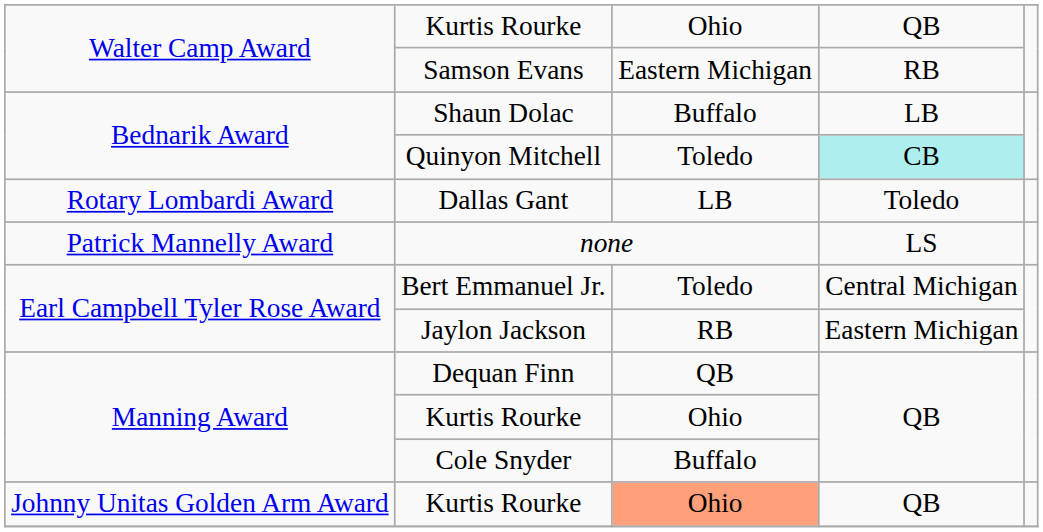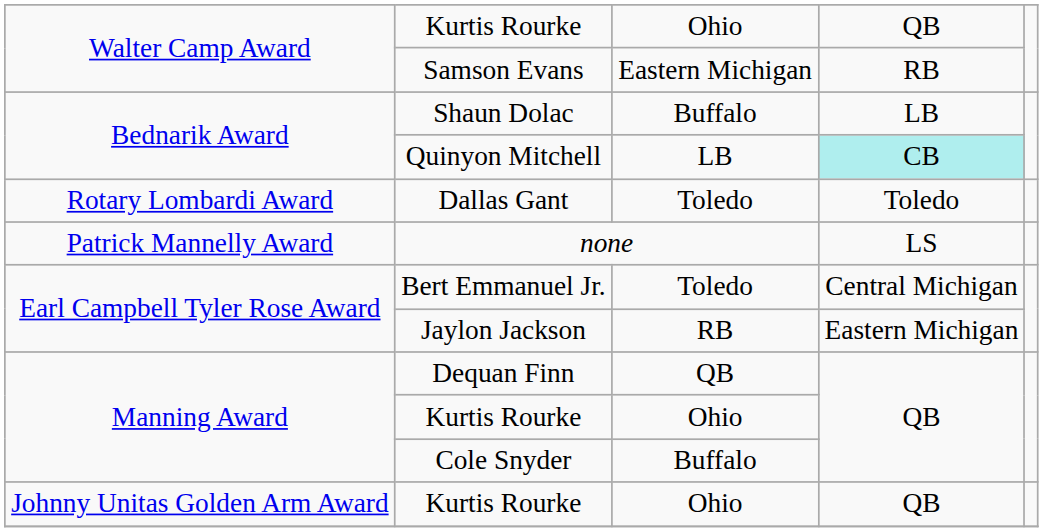(715, 156) Toledo -> (715, 156) LB
(715, 199) LB -> (715, 199) Toledo
(715, 503) lightsalmon background -> (715, 503) no background
